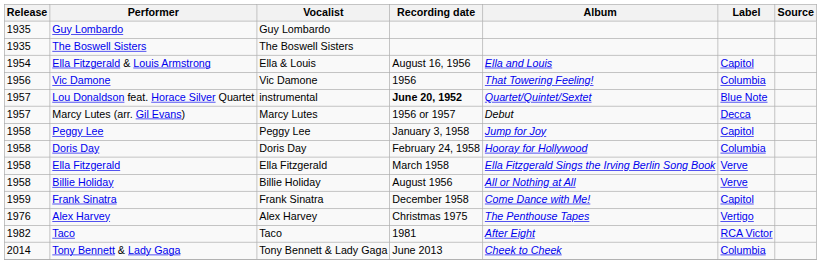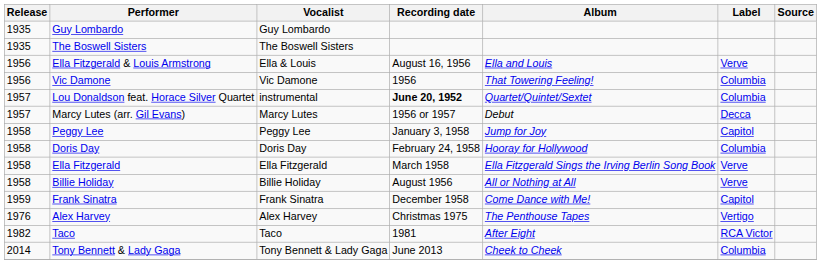(19, 64) 1954 -> (19, 64) 1956
(737, 64) Capitol -> (734, 64) Verve
(744, 98) Blue Note -> (743, 98) Columbia
